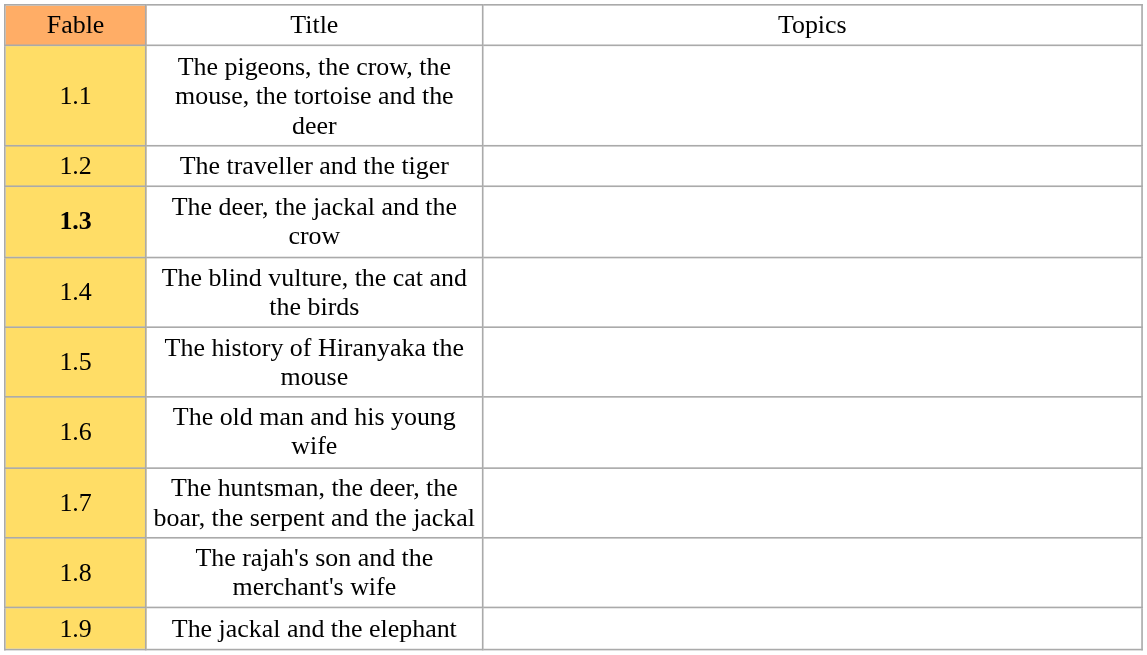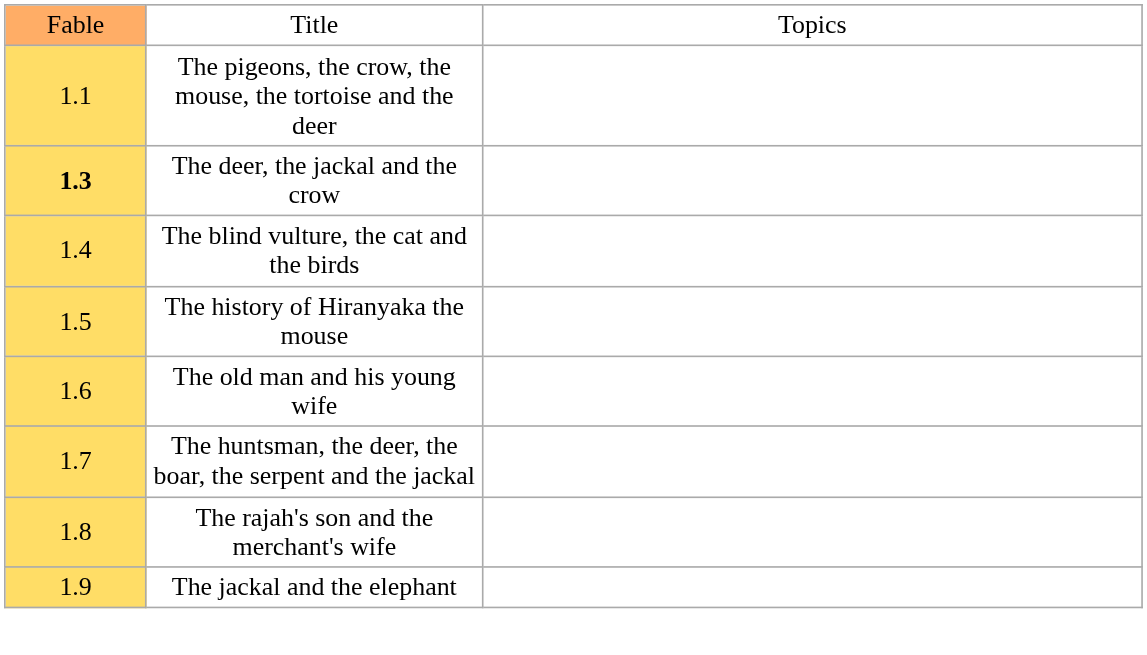- row: (314, 165)
